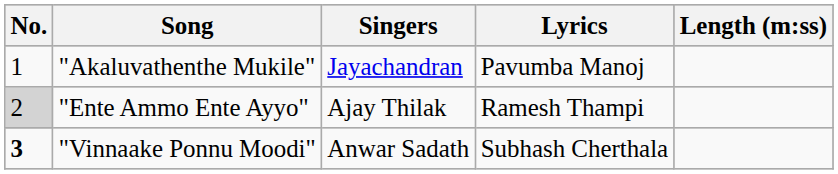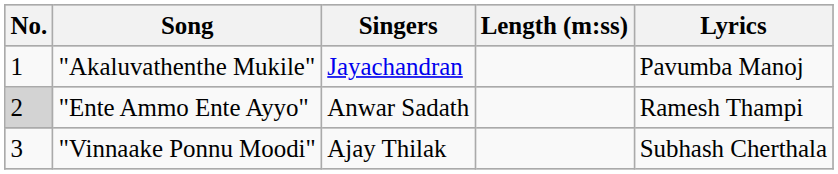columns swapped: (574, 25) <-> (753, 25)
(387, 107) Ajay Thilak -> (398, 107) Anwar Sadath
(17, 148) bold -> (17, 148) normal
(398, 148) Anwar Sadath -> (387, 148) Ajay Thilak
